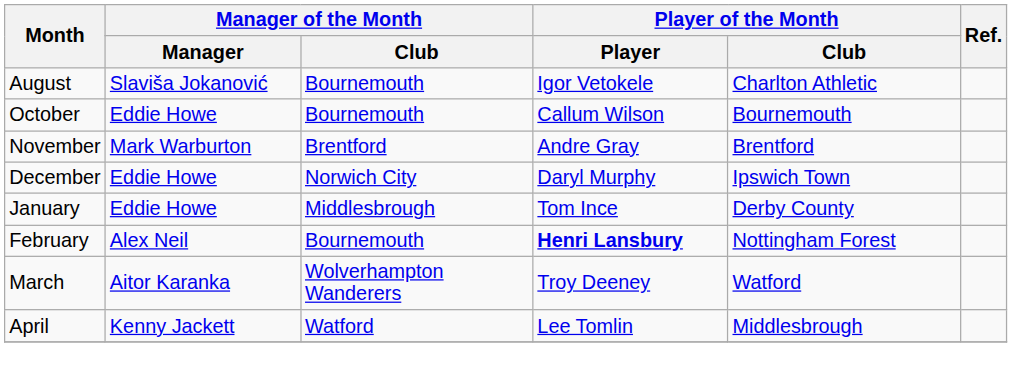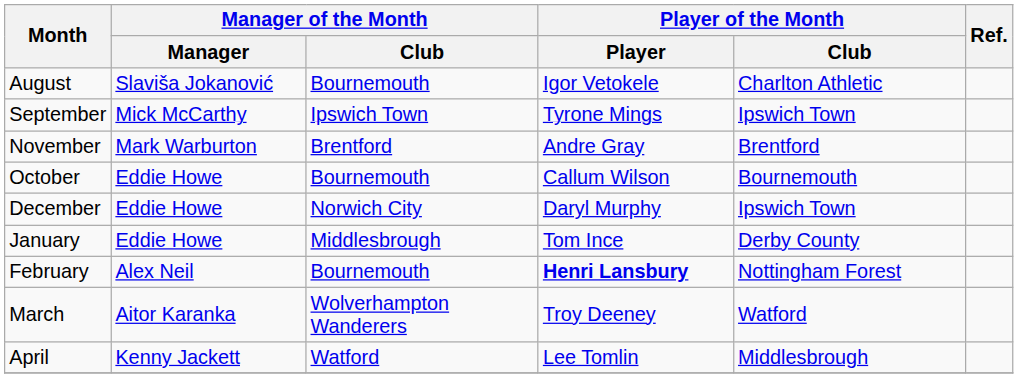+ row: (58, 114)
rows swapped: (44, 114) <-> (55, 146)
